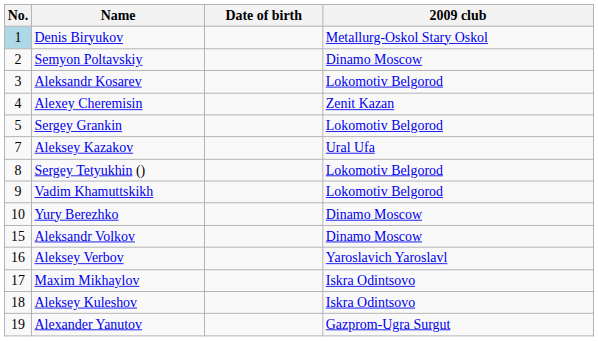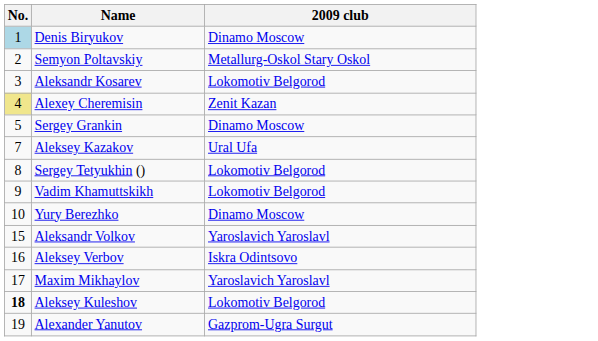- column: (264, 15)
(407, 37) Metallurg-Oskol Stary Oskol -> (256, 37) Dinamo Moscow
(374, 59) Dinamo Moscow -> (289, 59) Metallurg-Oskol Stary Oskol
(18, 103) no background -> (18, 103) khaki background
(384, 125) Lokomotiv Belgorod -> (256, 125) Dinamo Moscow
(374, 236) Dinamo Moscow -> (269, 236) Yaroslavich Yaroslavl
(387, 258) Yaroslavich Yaroslavl -> (253, 258) Iskra Odintsovo
(370, 280) Iskra Odintsovo -> (269, 280) Yaroslavich Yaroslavl
(18, 302) normal -> (18, 302) bold
(370, 302) Iskra Odintsovo -> (267, 302) Lokomotiv Belgorod
